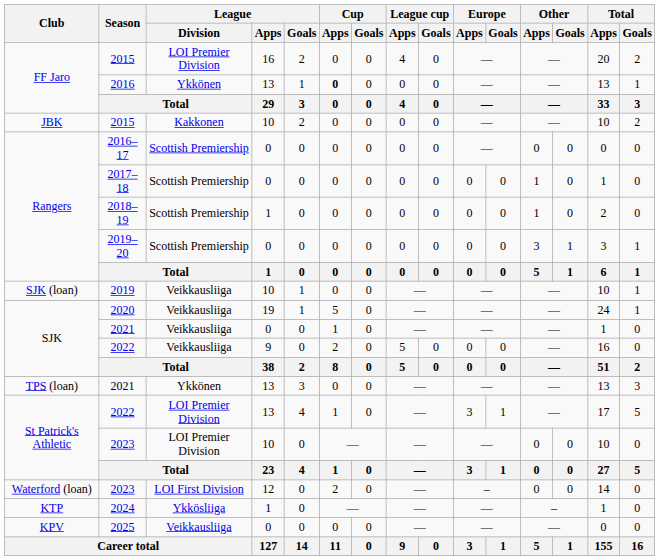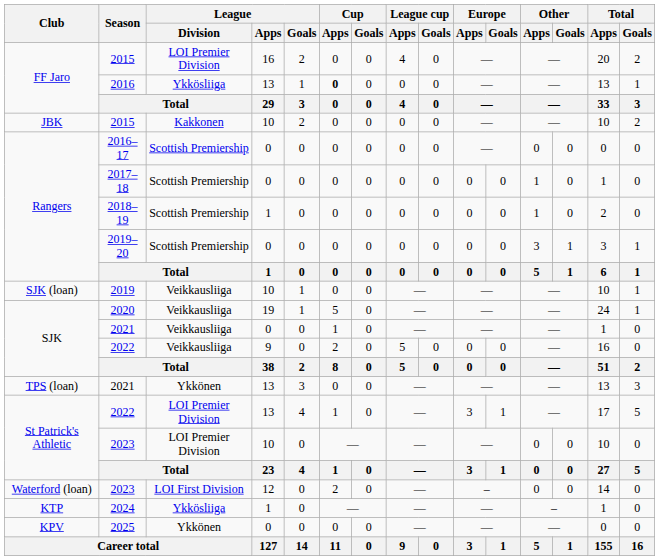(199, 84) Ykkönen -> (199, 84) Ykkösliiga
(199, 527) Veikkausliiga -> (199, 527) Ykkönen
